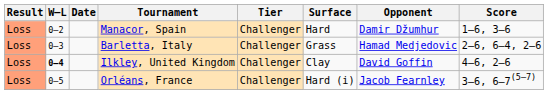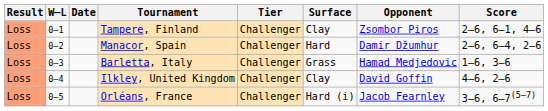+ row: (150, 29)
(486, 29) 1–6, 3–6 -> (502, 46) 2–6, 6–4, 2–6
(502, 46) 2–6, 6–4, 2–6 -> (486, 62) 1–6, 3–6
(56, 62) bold -> (56, 80) normal
